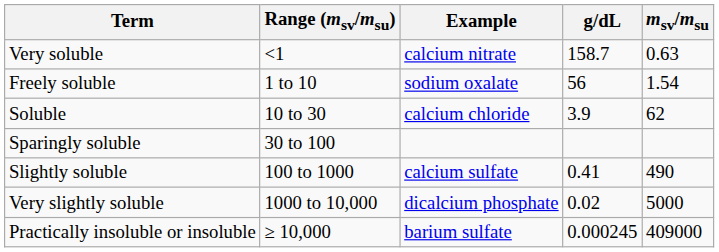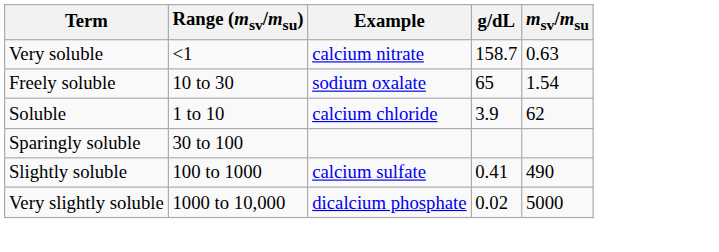(290, 83) 1 to 10 -> (203, 83) 10 to 30
(577, 83) 56 -> (485, 83) 65
(295, 113) 10 to 30 -> (198, 113) 1 to 10
- row: (132, 232)
